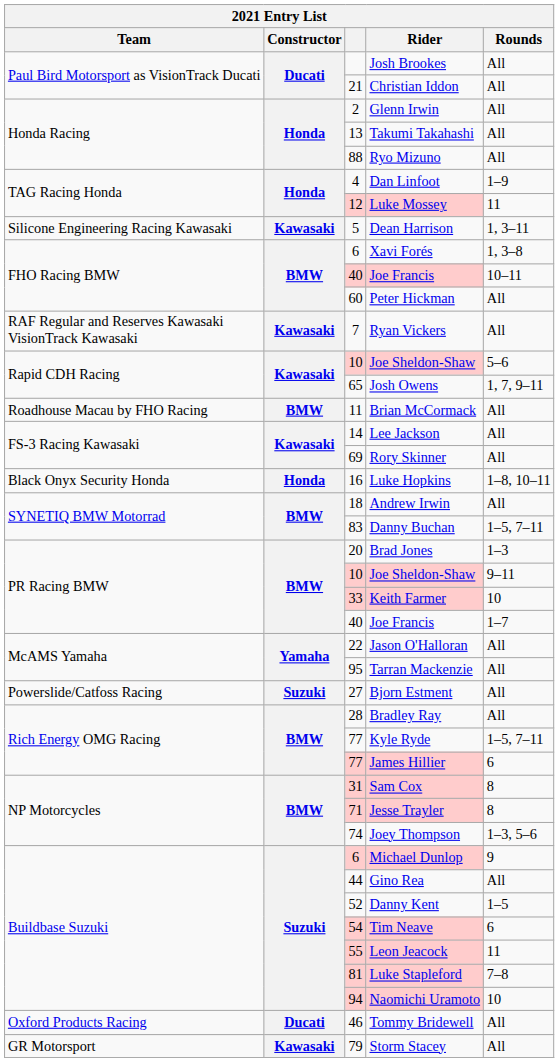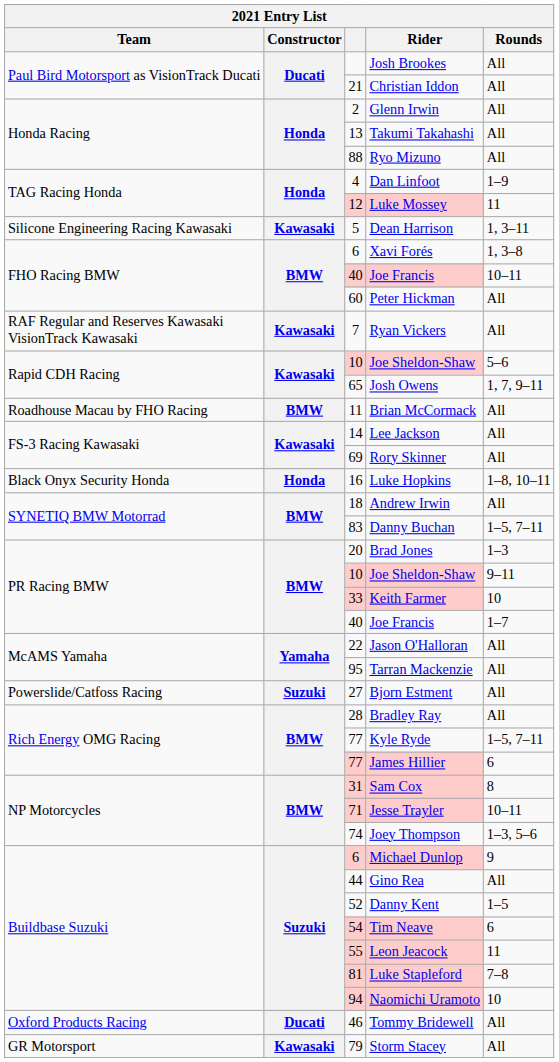(490, 810) 8 -> (504, 810) 10–11
